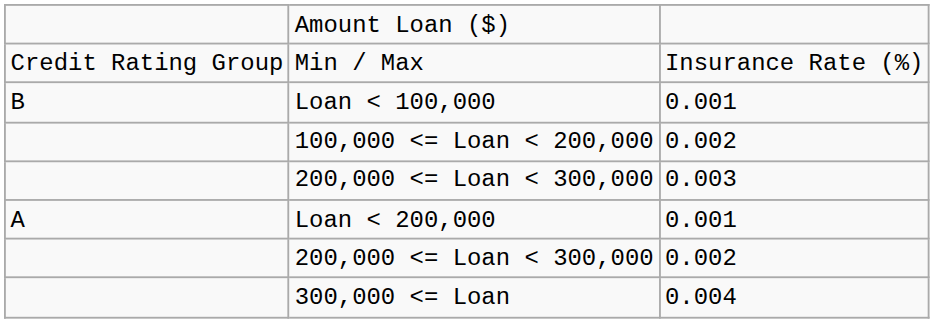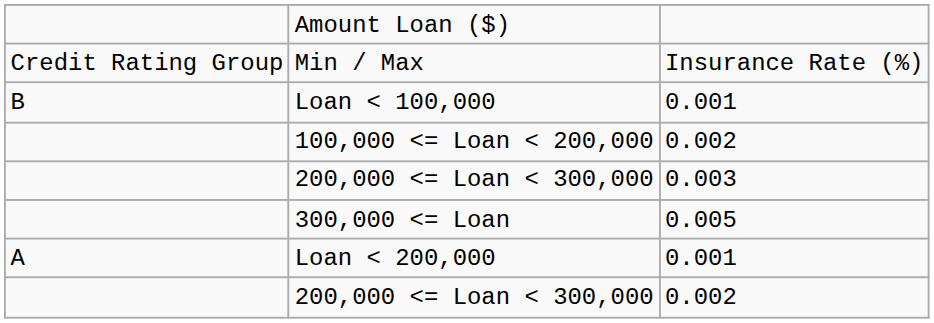+ row: (402, 219)
- row: (402, 297)
